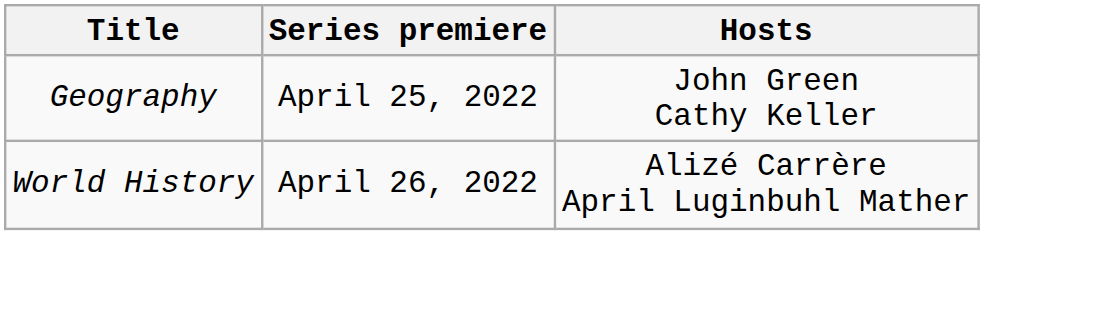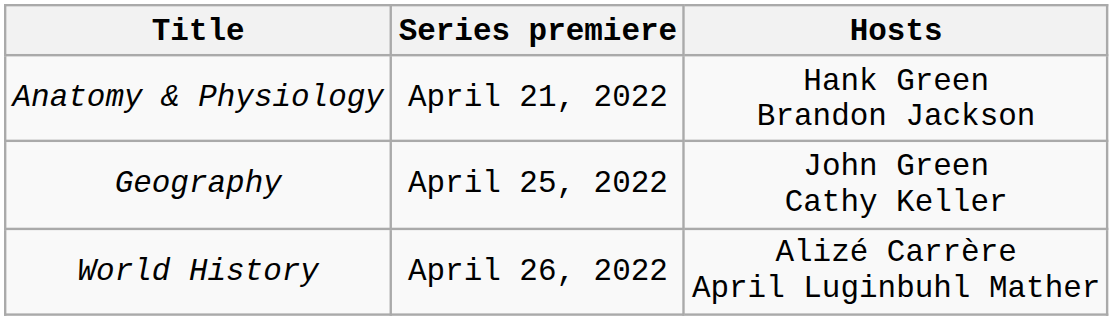+ row: (198, 99)
